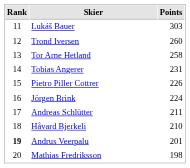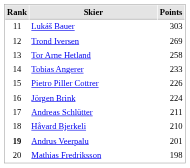(176, 41) 260 -> (176, 41) 269
(176, 69) 231 -> (176, 69) 233
